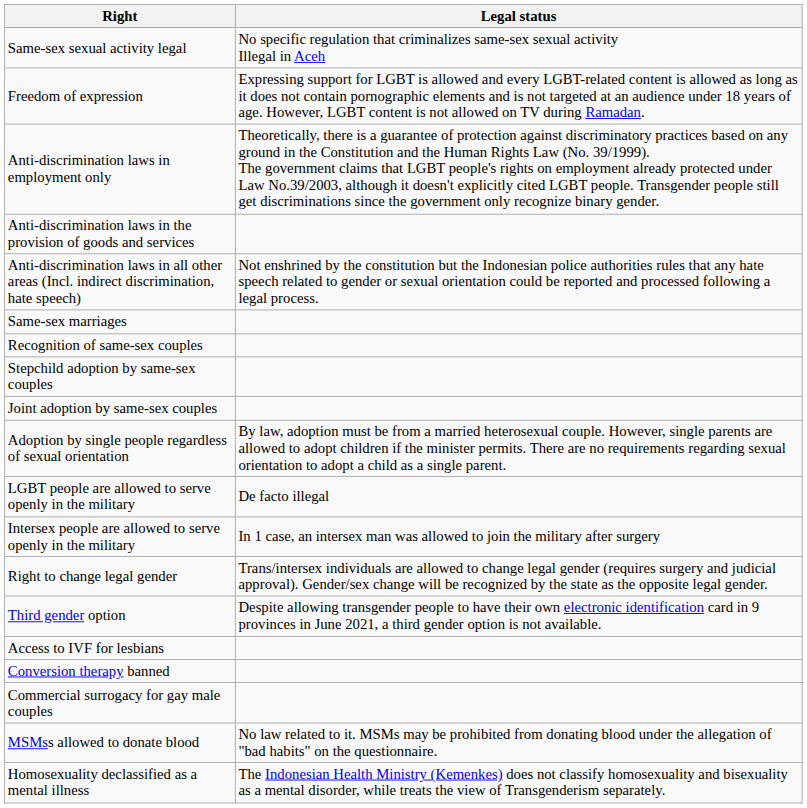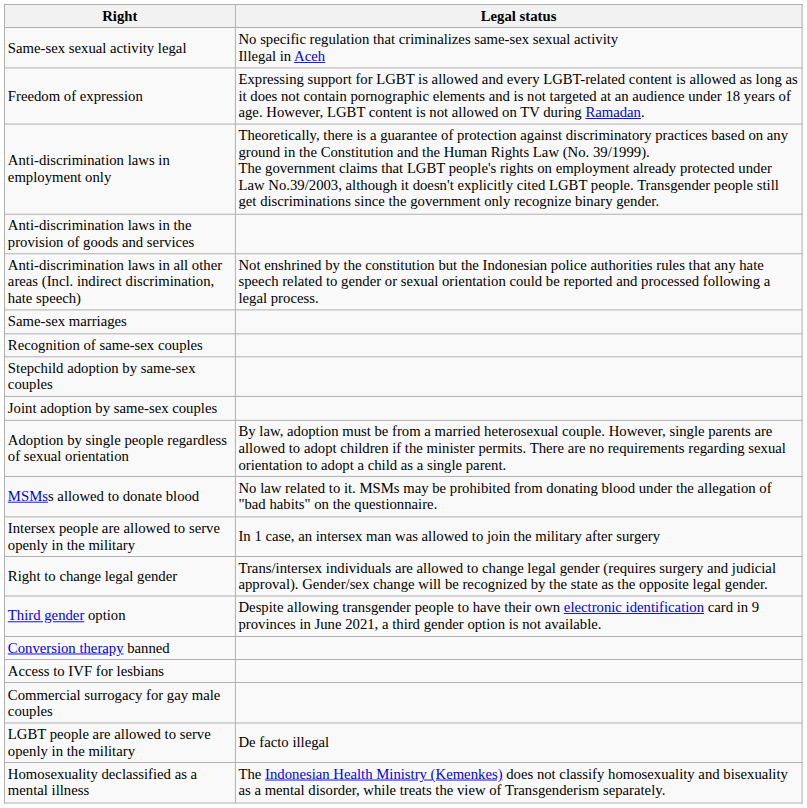rows swapped: (109, 496) <-> (104, 742)
rows swapped: (86, 647) <-> (89, 671)
